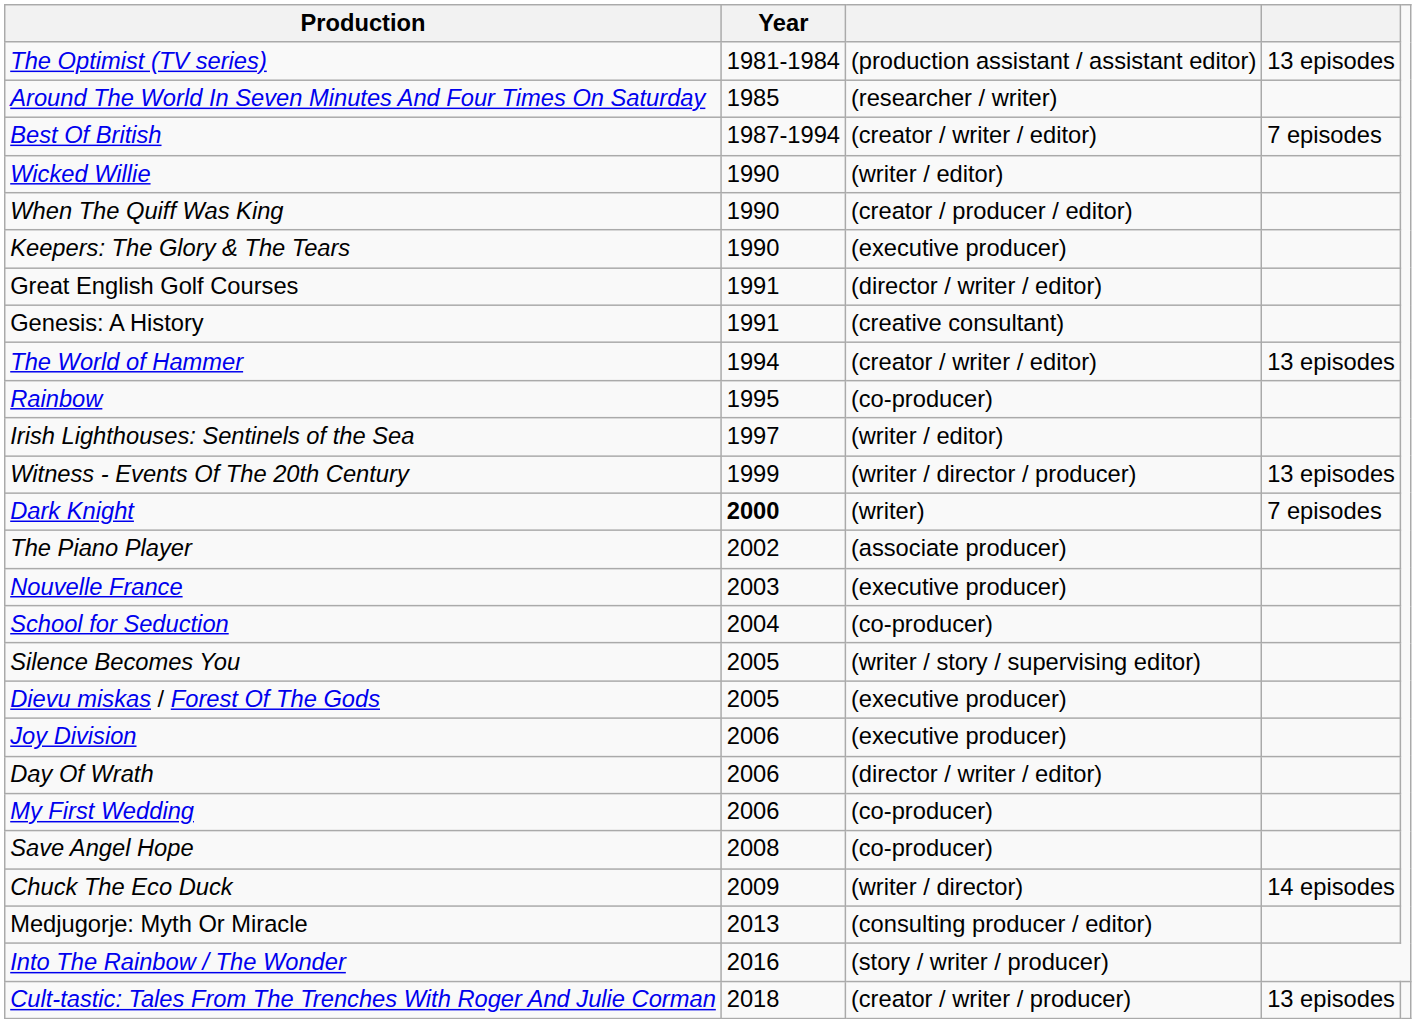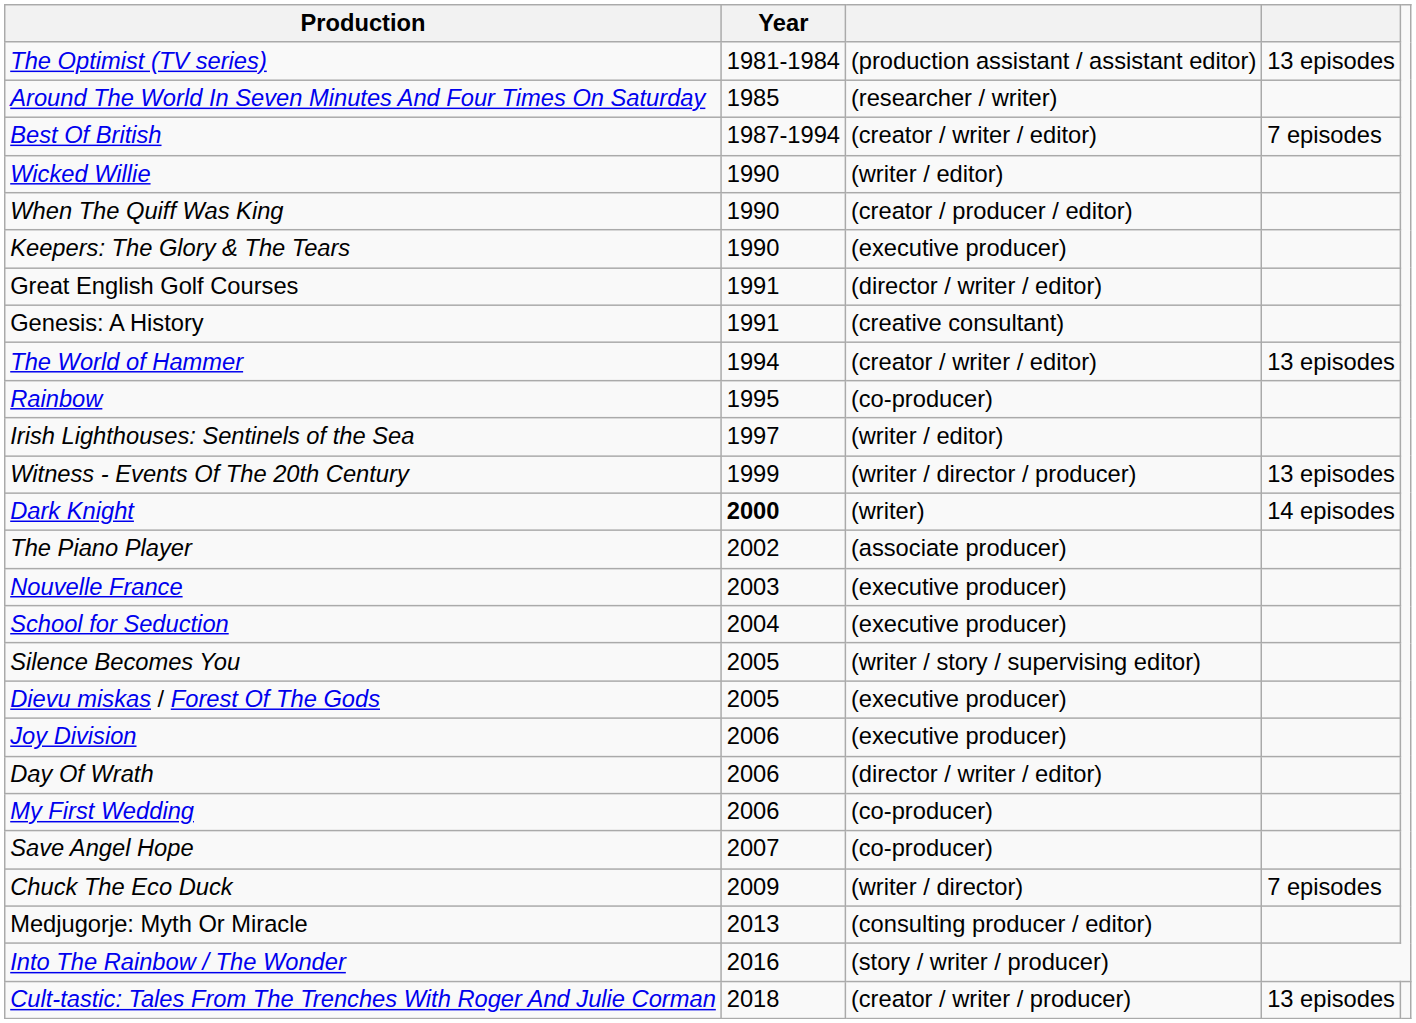(1324, 511) 7 episodes -> (1331, 511) 14 episodes
(922, 624) (co-producer) -> (959, 624) (executive producer)
(753, 849) 2008 -> (753, 849) 2007
(1331, 887) 14 episodes -> (1324, 887) 7 episodes
